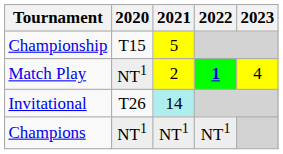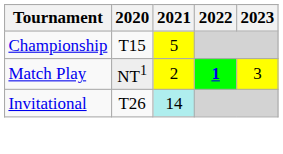(257, 74) 4 -> (257, 74) 3
- row: (47, 132)
